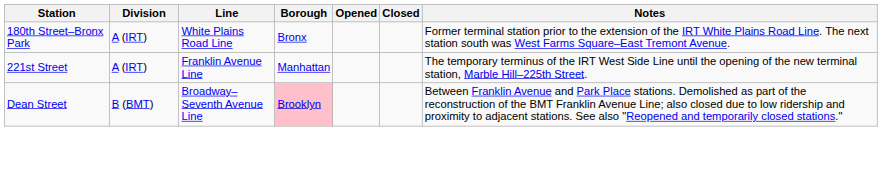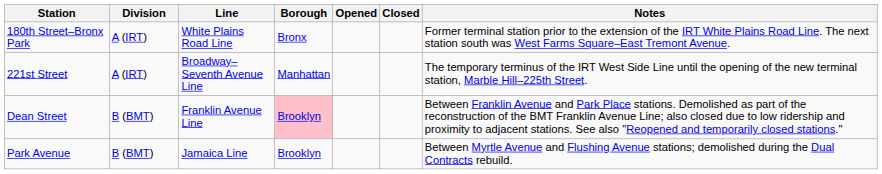(222, 67) Franklin Avenue Line -> (222, 74) Broadway–Seventh Avenue Line
(222, 104) Broadway–Seventh Avenue Line -> (222, 117) Franklin Avenue Line
+ row: (39, 153)
